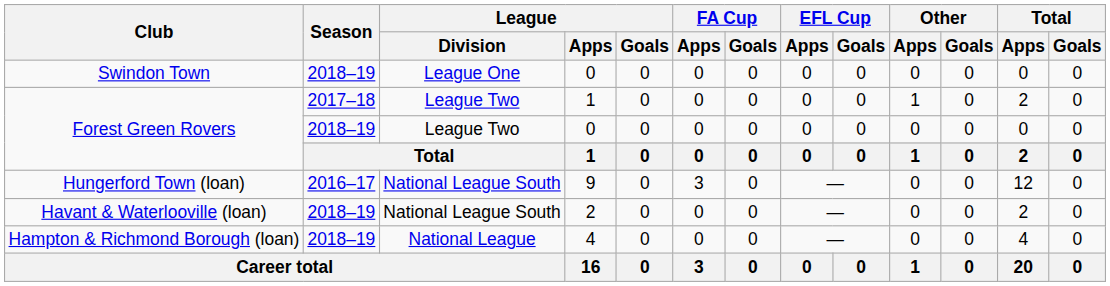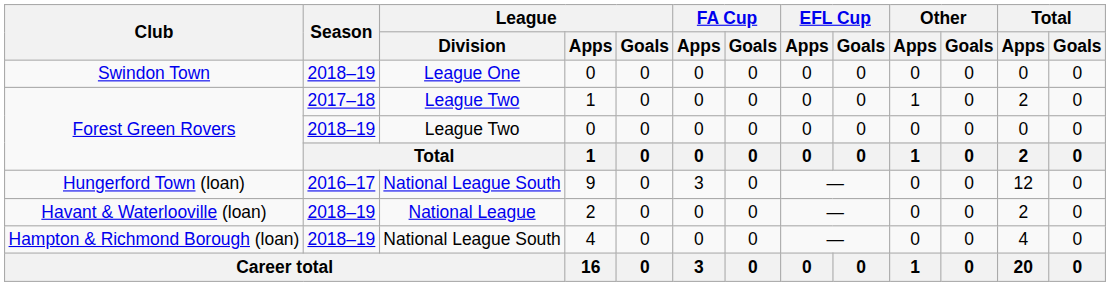(472, 211) National League South -> (472, 211) National League
(472, 239) National League -> (472, 239) National League South
